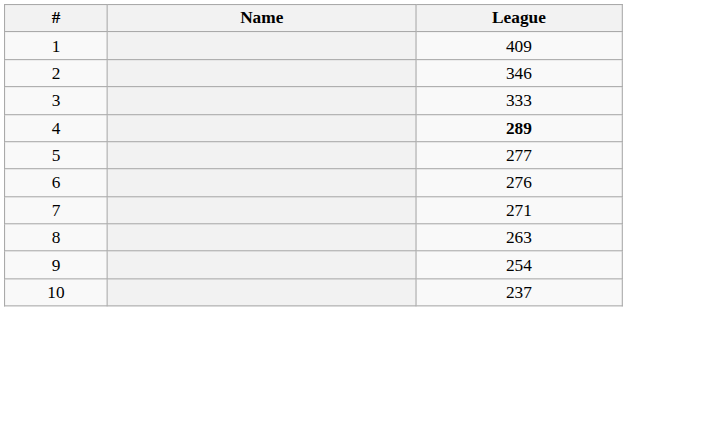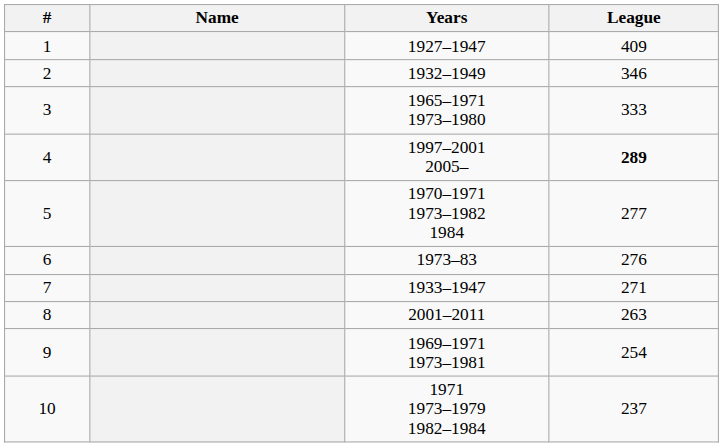+ column: (447, 18)
